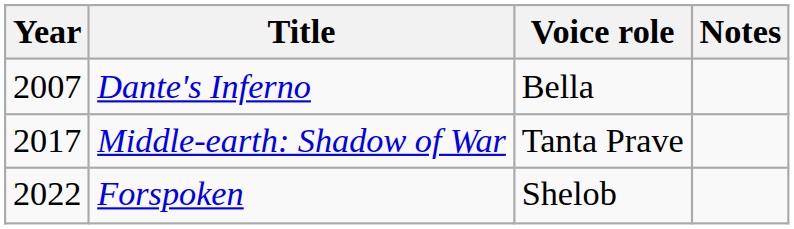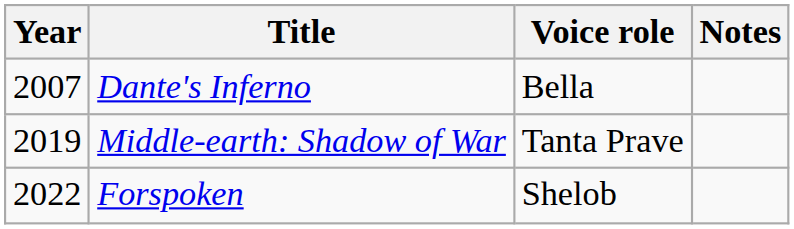(47, 140) 2017 -> (47, 140) 2019
